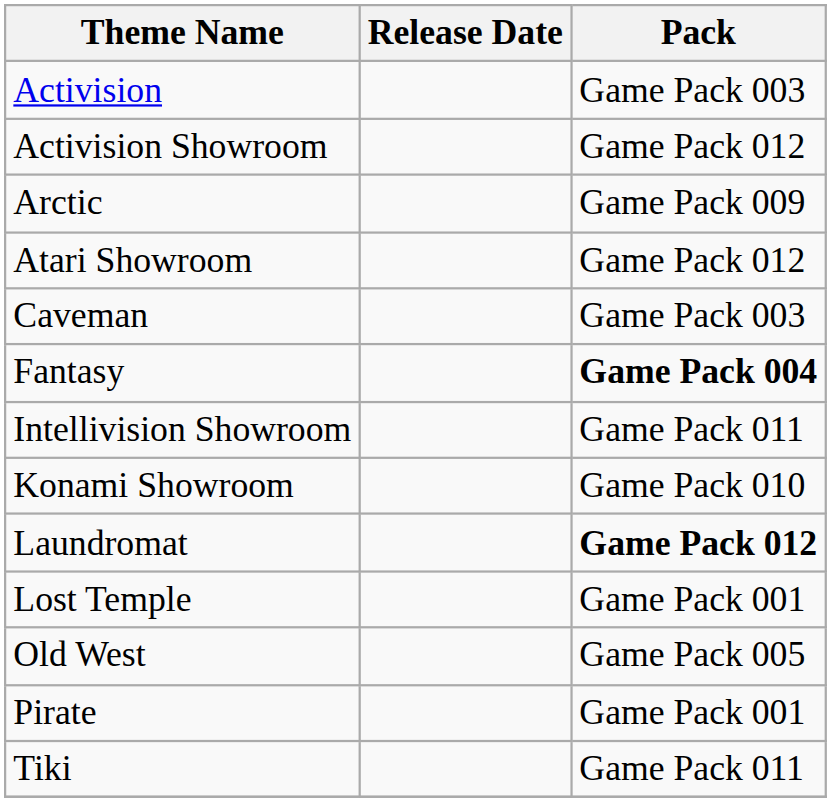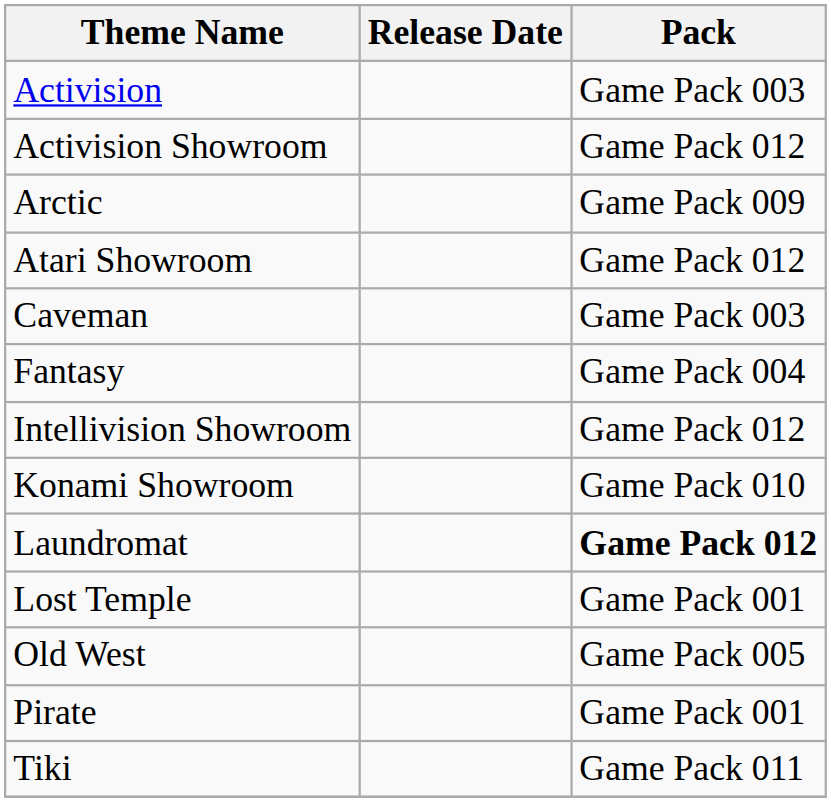(698, 372) bold -> (692, 372) normal
(692, 428) Game Pack 011 -> (692, 428) Game Pack 012
